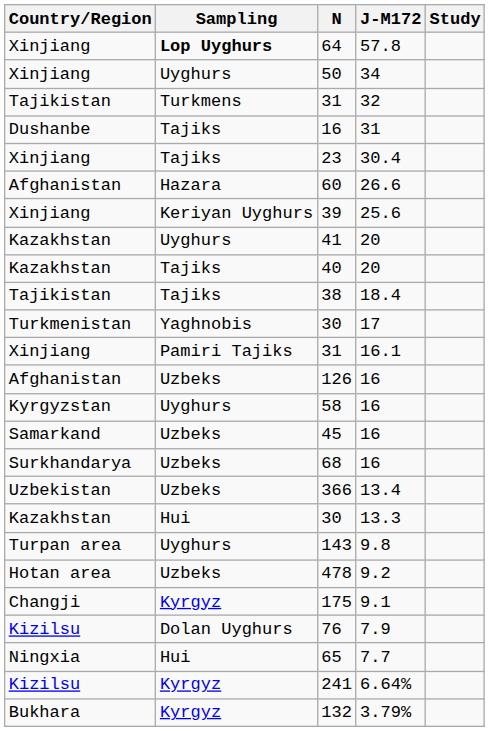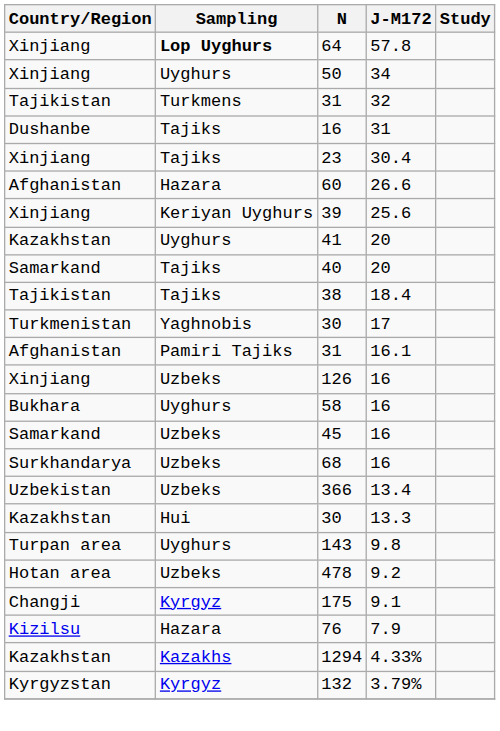(60, 268) Kazakhstan -> (55, 268) Samarkand
(50, 352) Xinjiang -> (65, 352) Afghanistan
(65, 379) Afghanistan -> (50, 379) Xinjiang
(60, 407) Kyrgyzstan -> (44, 407) Bukhara
(226, 629) Dolan Uyghurs -> (191, 629) Hazara
- row: (332, 657)
- row: (337, 685)
+ row: (342, 657)
(44, 712) Bukhara -> (60, 685) Kyrgyzstan
